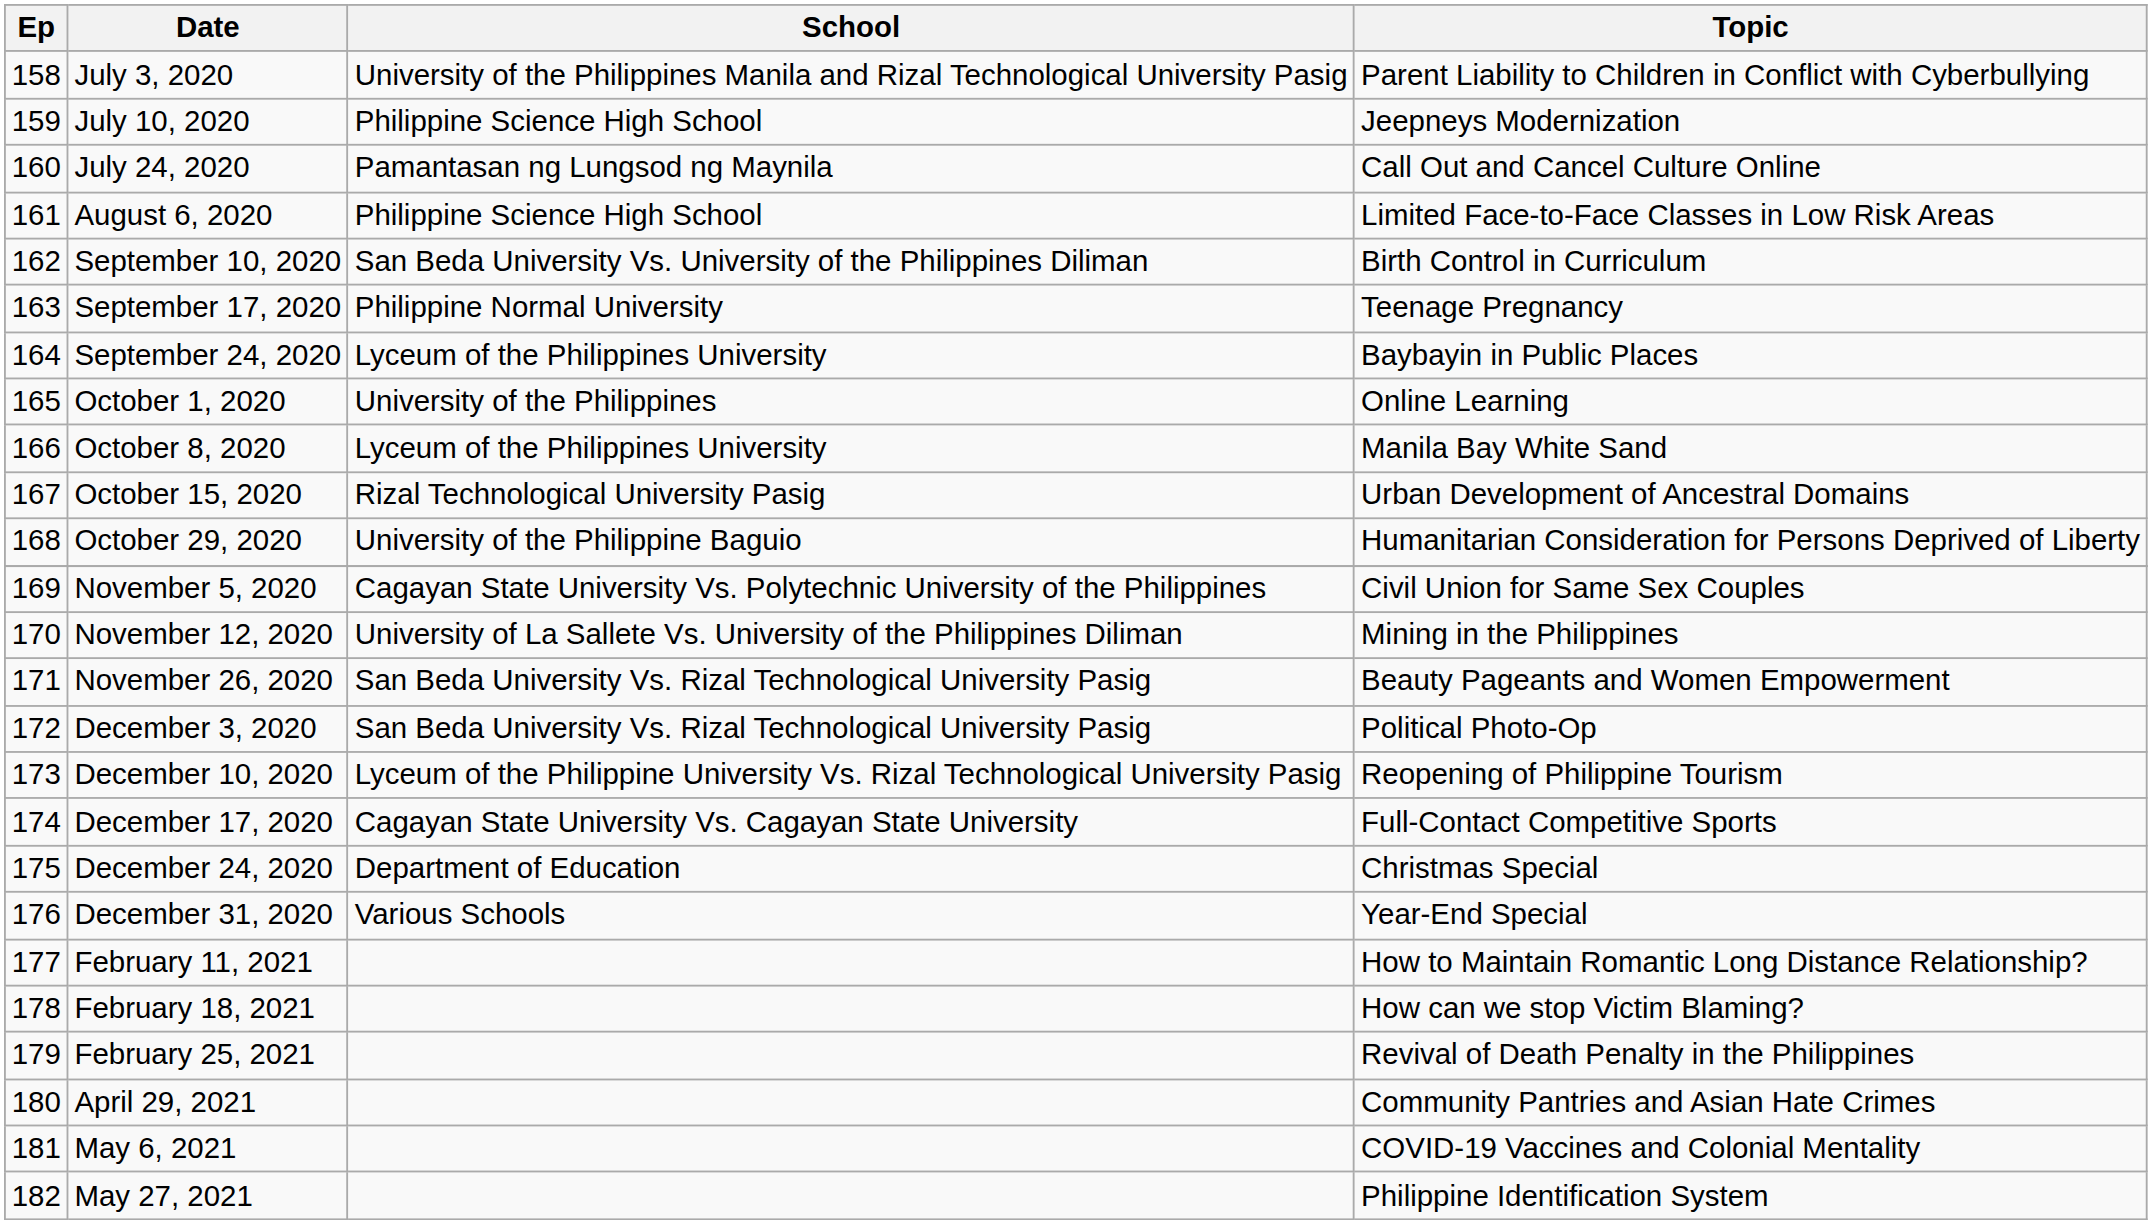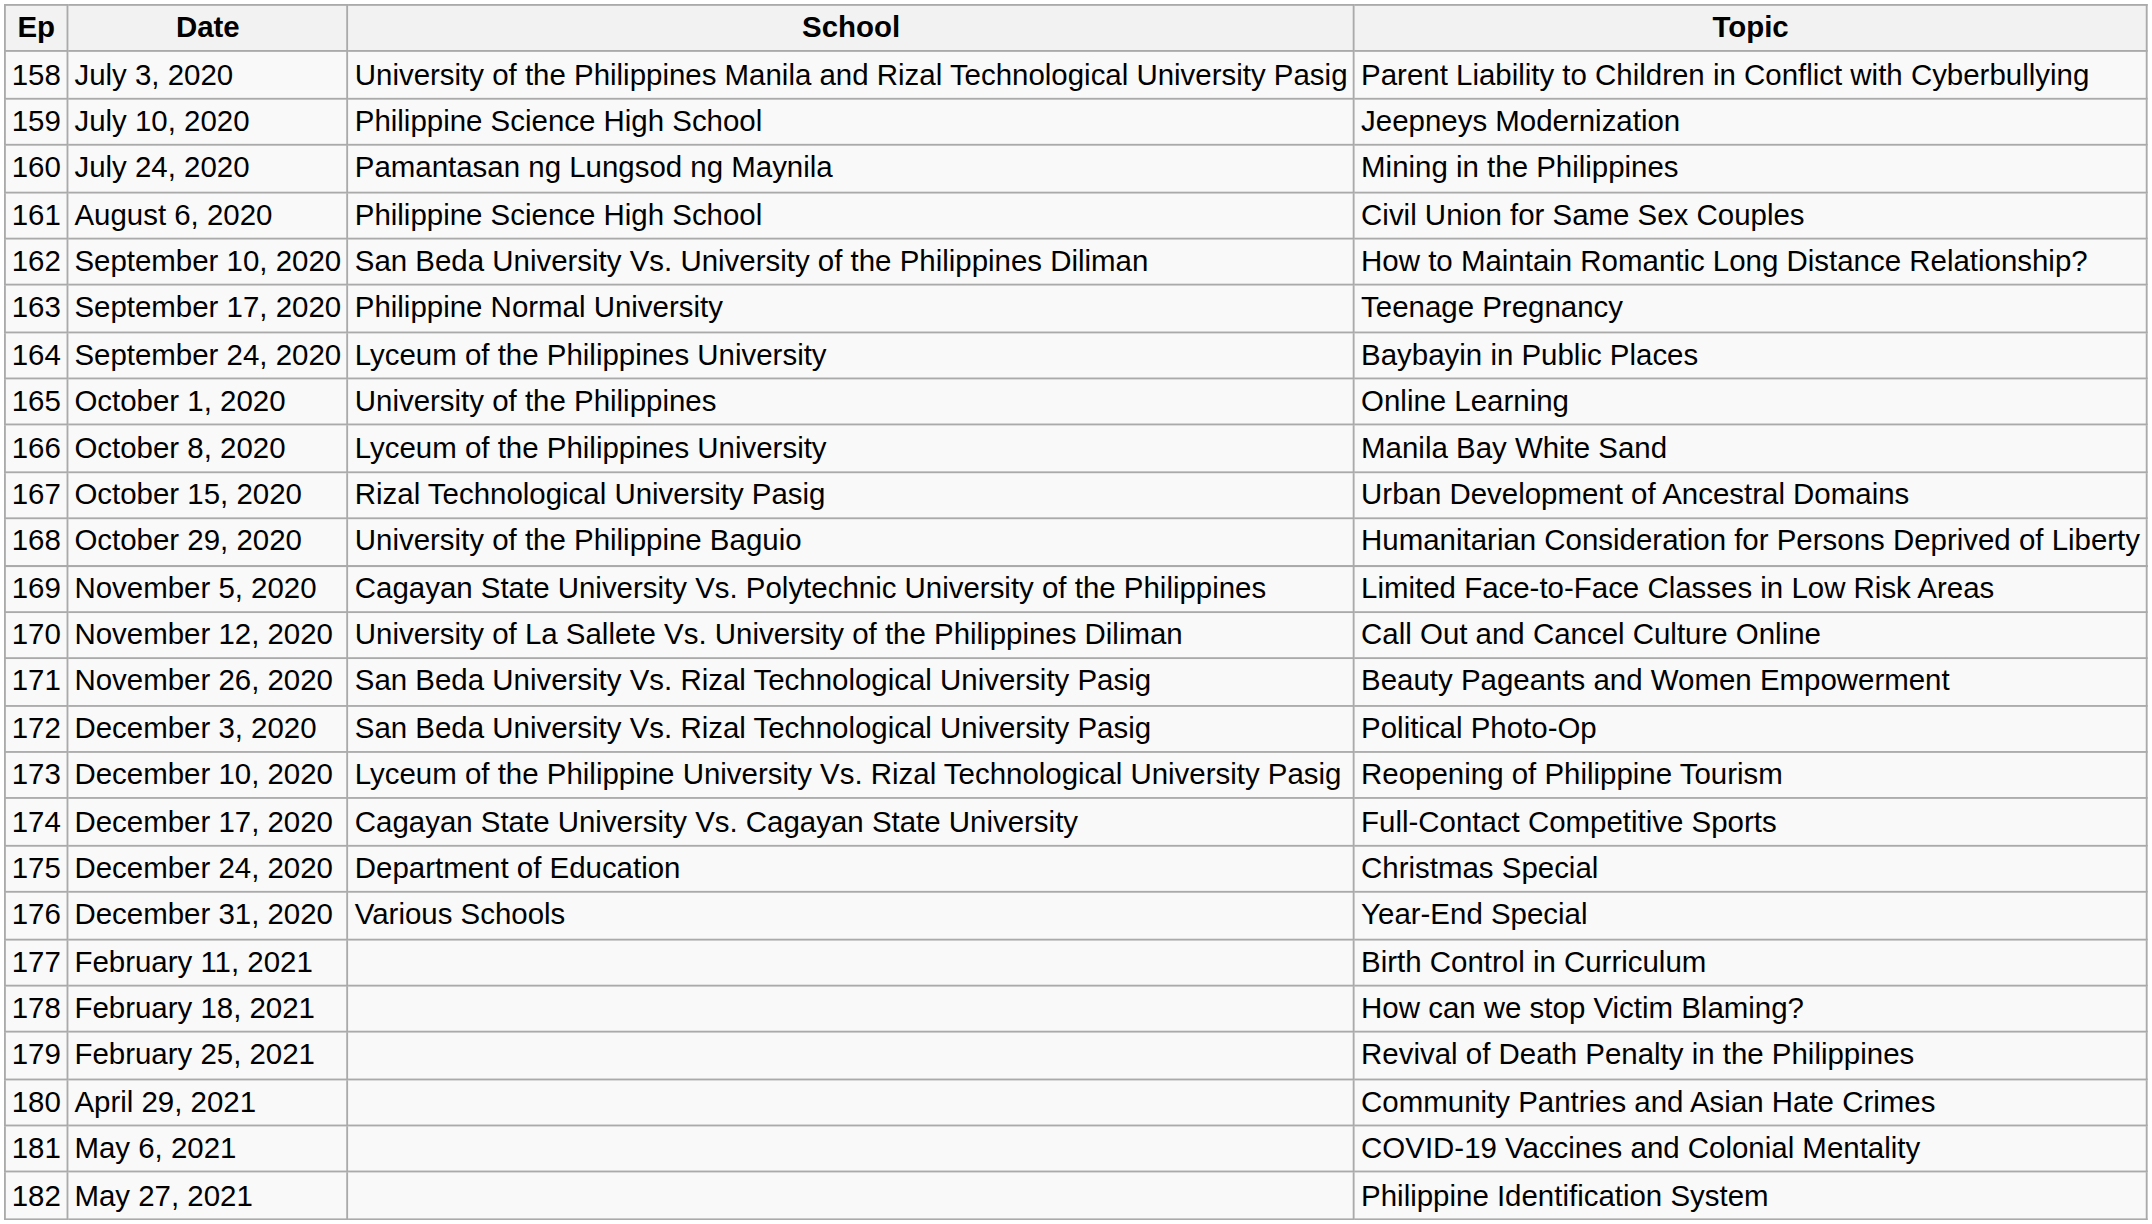(1591, 167) Call Out and Cancel Culture Online -> (1520, 167) Mining in the Philippines
(1678, 214) Limited Face-to-Face Classes in Low Risk Areas -> (1583, 214) Civil Union for Same Sex Couples
(1534, 261) Birth Control in Curriculum -> (1724, 261) How to Maintain Romantic Long Distance Relationship?
(1583, 588) Civil Union for Same Sex Couples -> (1678, 588) Limited Face-to-Face Classes in Low Risk Areas
(1520, 634) Mining in the Philippines -> (1591, 634) Call Out and Cancel Culture Online
(1724, 961) How to Maintain Romantic Long Distance Relationship? -> (1534, 961) Birth Control in Curriculum
